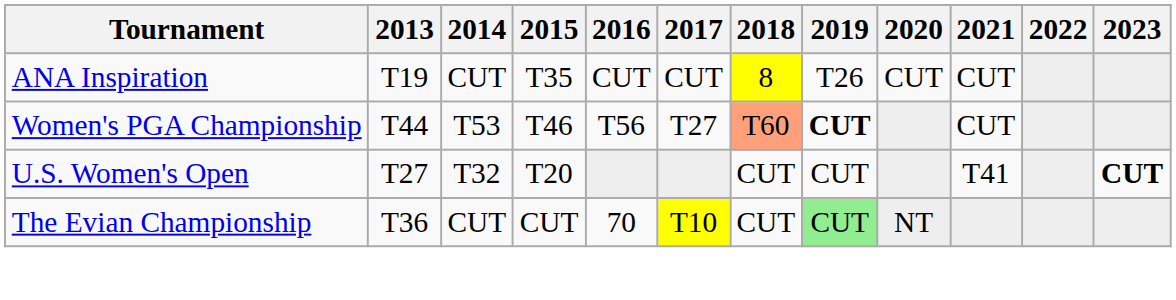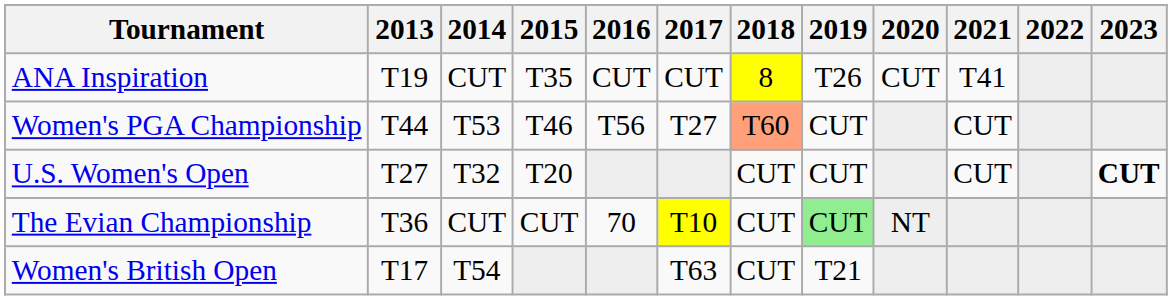(986, 77) CUT -> (983, 77) T41
(840, 125) bold -> (838, 125) normal
(986, 173) T41 -> (983, 173) CUT
+ row: (144, 270)
